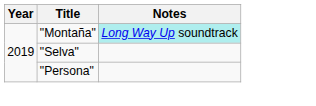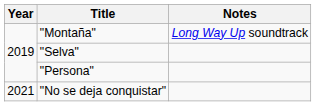(170, 33) paleturquoise background -> (240, 33) no background
+ row: (103, 91)
